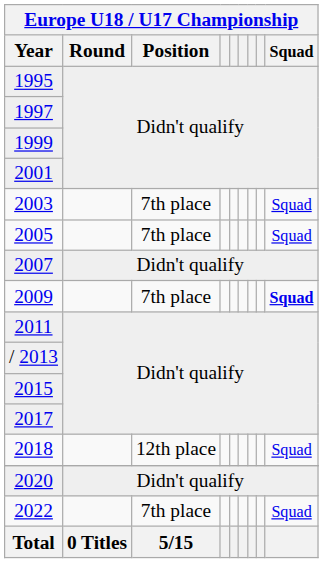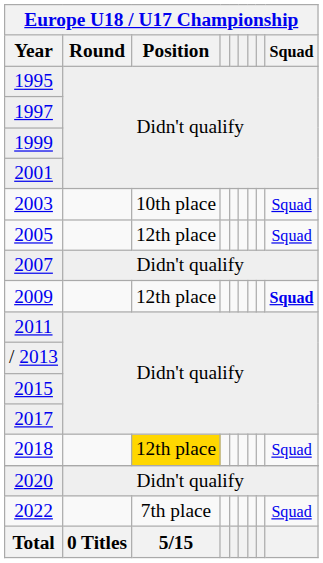(176, 204) 7th place -> (176, 204) 10th place
(176, 234) 7th place -> (176, 234) 12th place
(176, 296) 7th place -> (176, 296) 12th place
(176, 449) no background -> (176, 449) gold background
